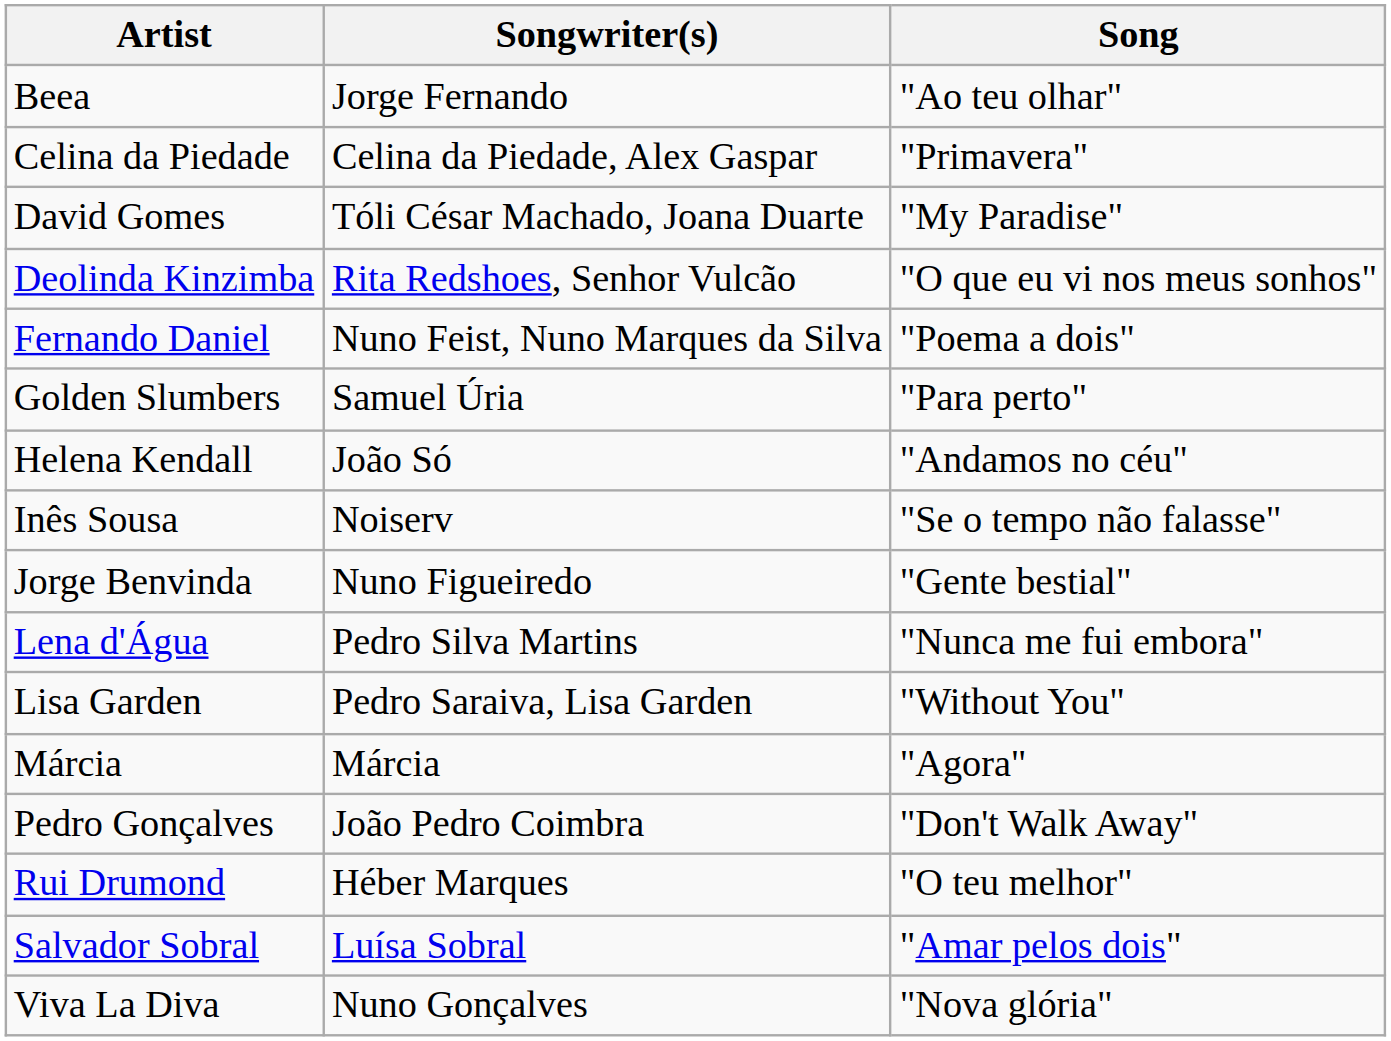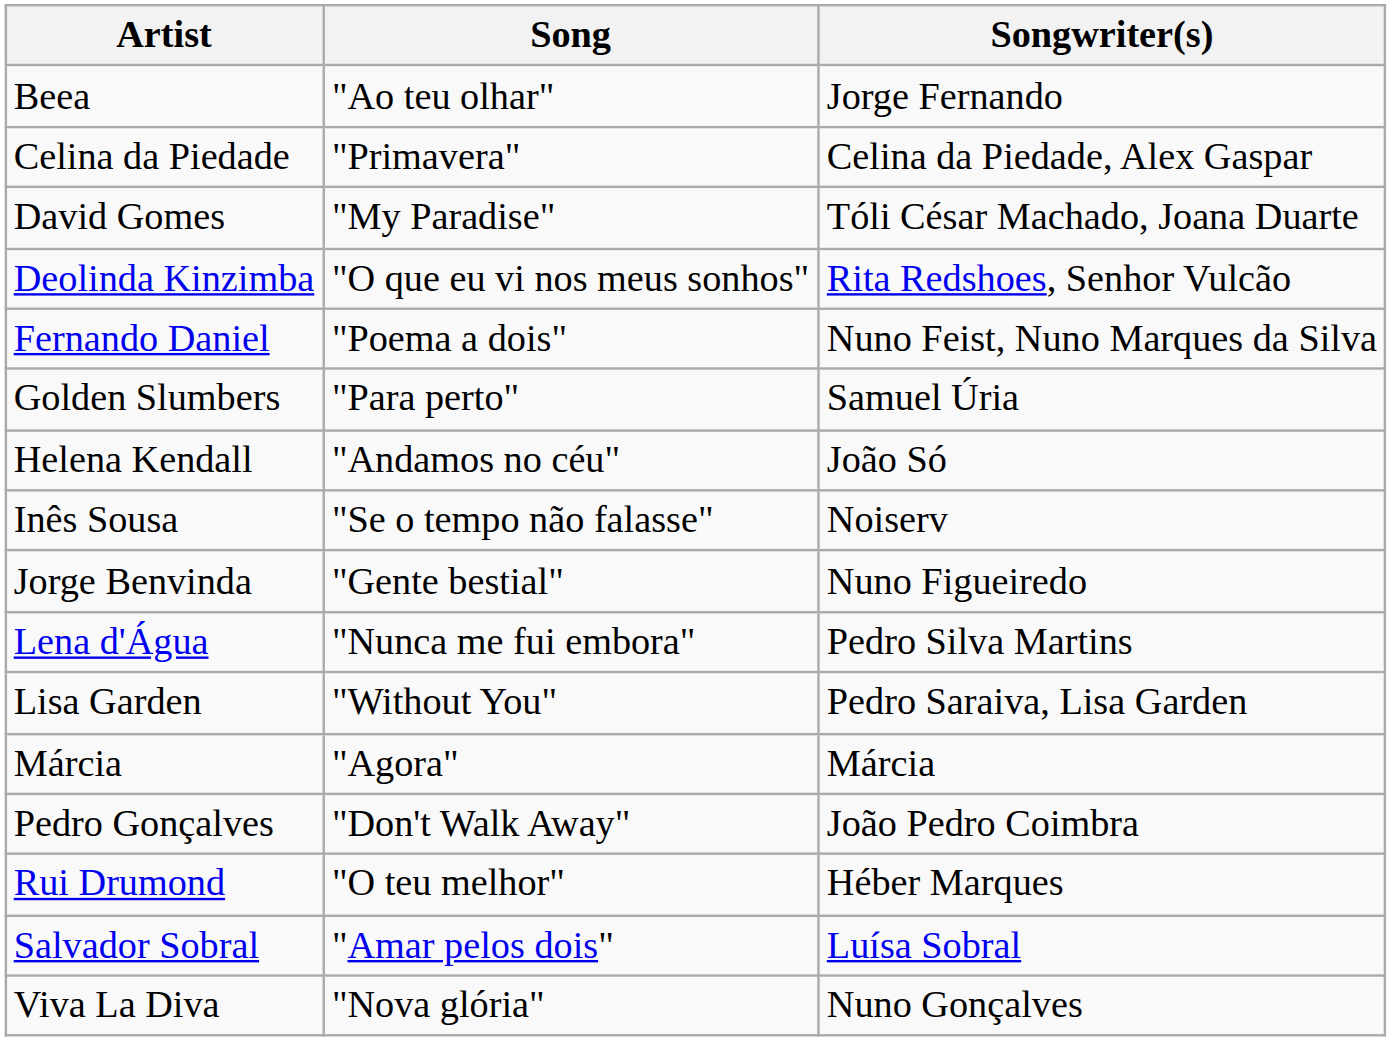columns swapped: (1138, 34) <-> (607, 34)
